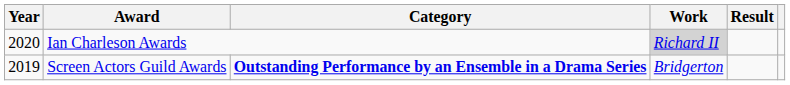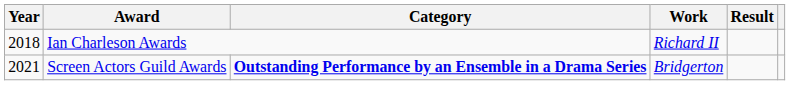(24, 42) 2020 -> (24, 42) 2018
(686, 42) lightgrey background -> (686, 42) no background
(24, 67) 2019 -> (24, 67) 2021
